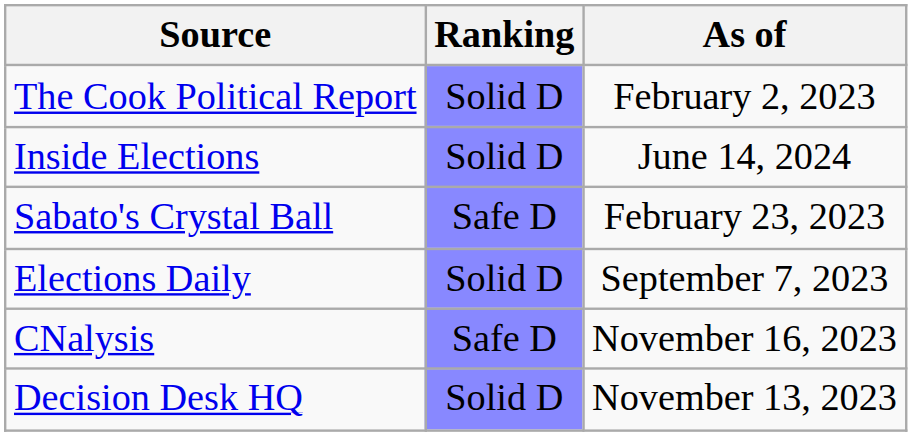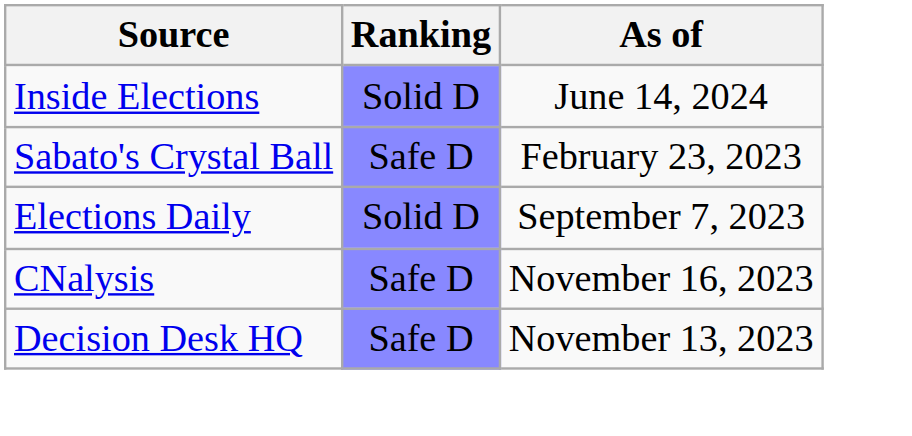- row: (215, 95)
(504, 398) Solid D -> (421, 338) Safe D
